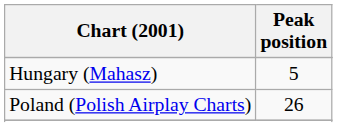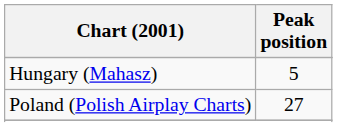(294, 104) 26 -> (294, 104) 27
